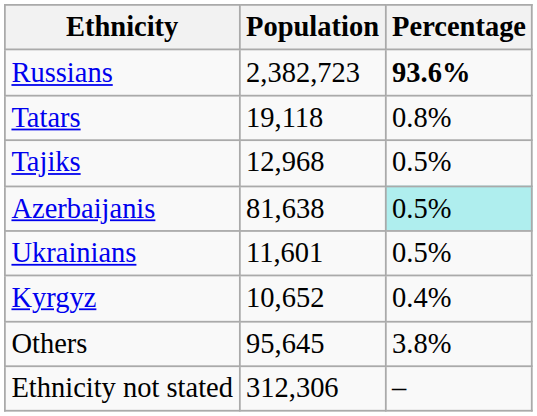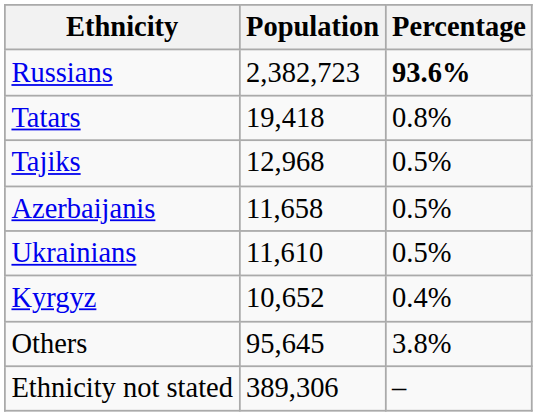(285, 117) 19,118 -> (285, 117) 19,418
(285, 207) 81,638 -> (285, 207) 11,658
(422, 207) paleturquoise background -> (422, 207) no background
(285, 252) 11,601 -> (285, 252) 11,610
(292, 388) 312,306 -> (292, 388) 389,306
